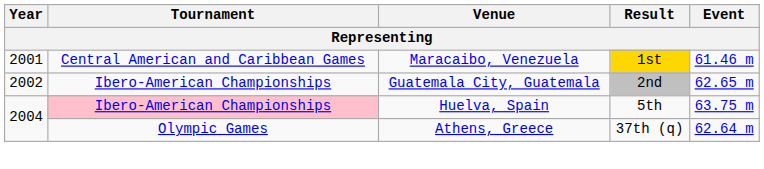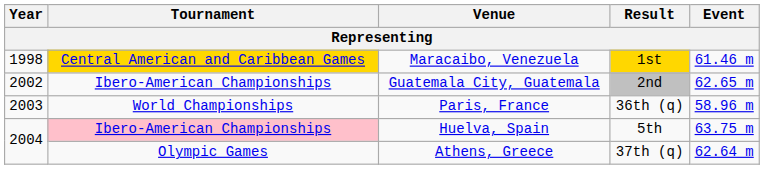(26, 62) 2001 -> (26, 62) 1998
(213, 62) no background -> (213, 62) gold background
+ row: (494, 107)
